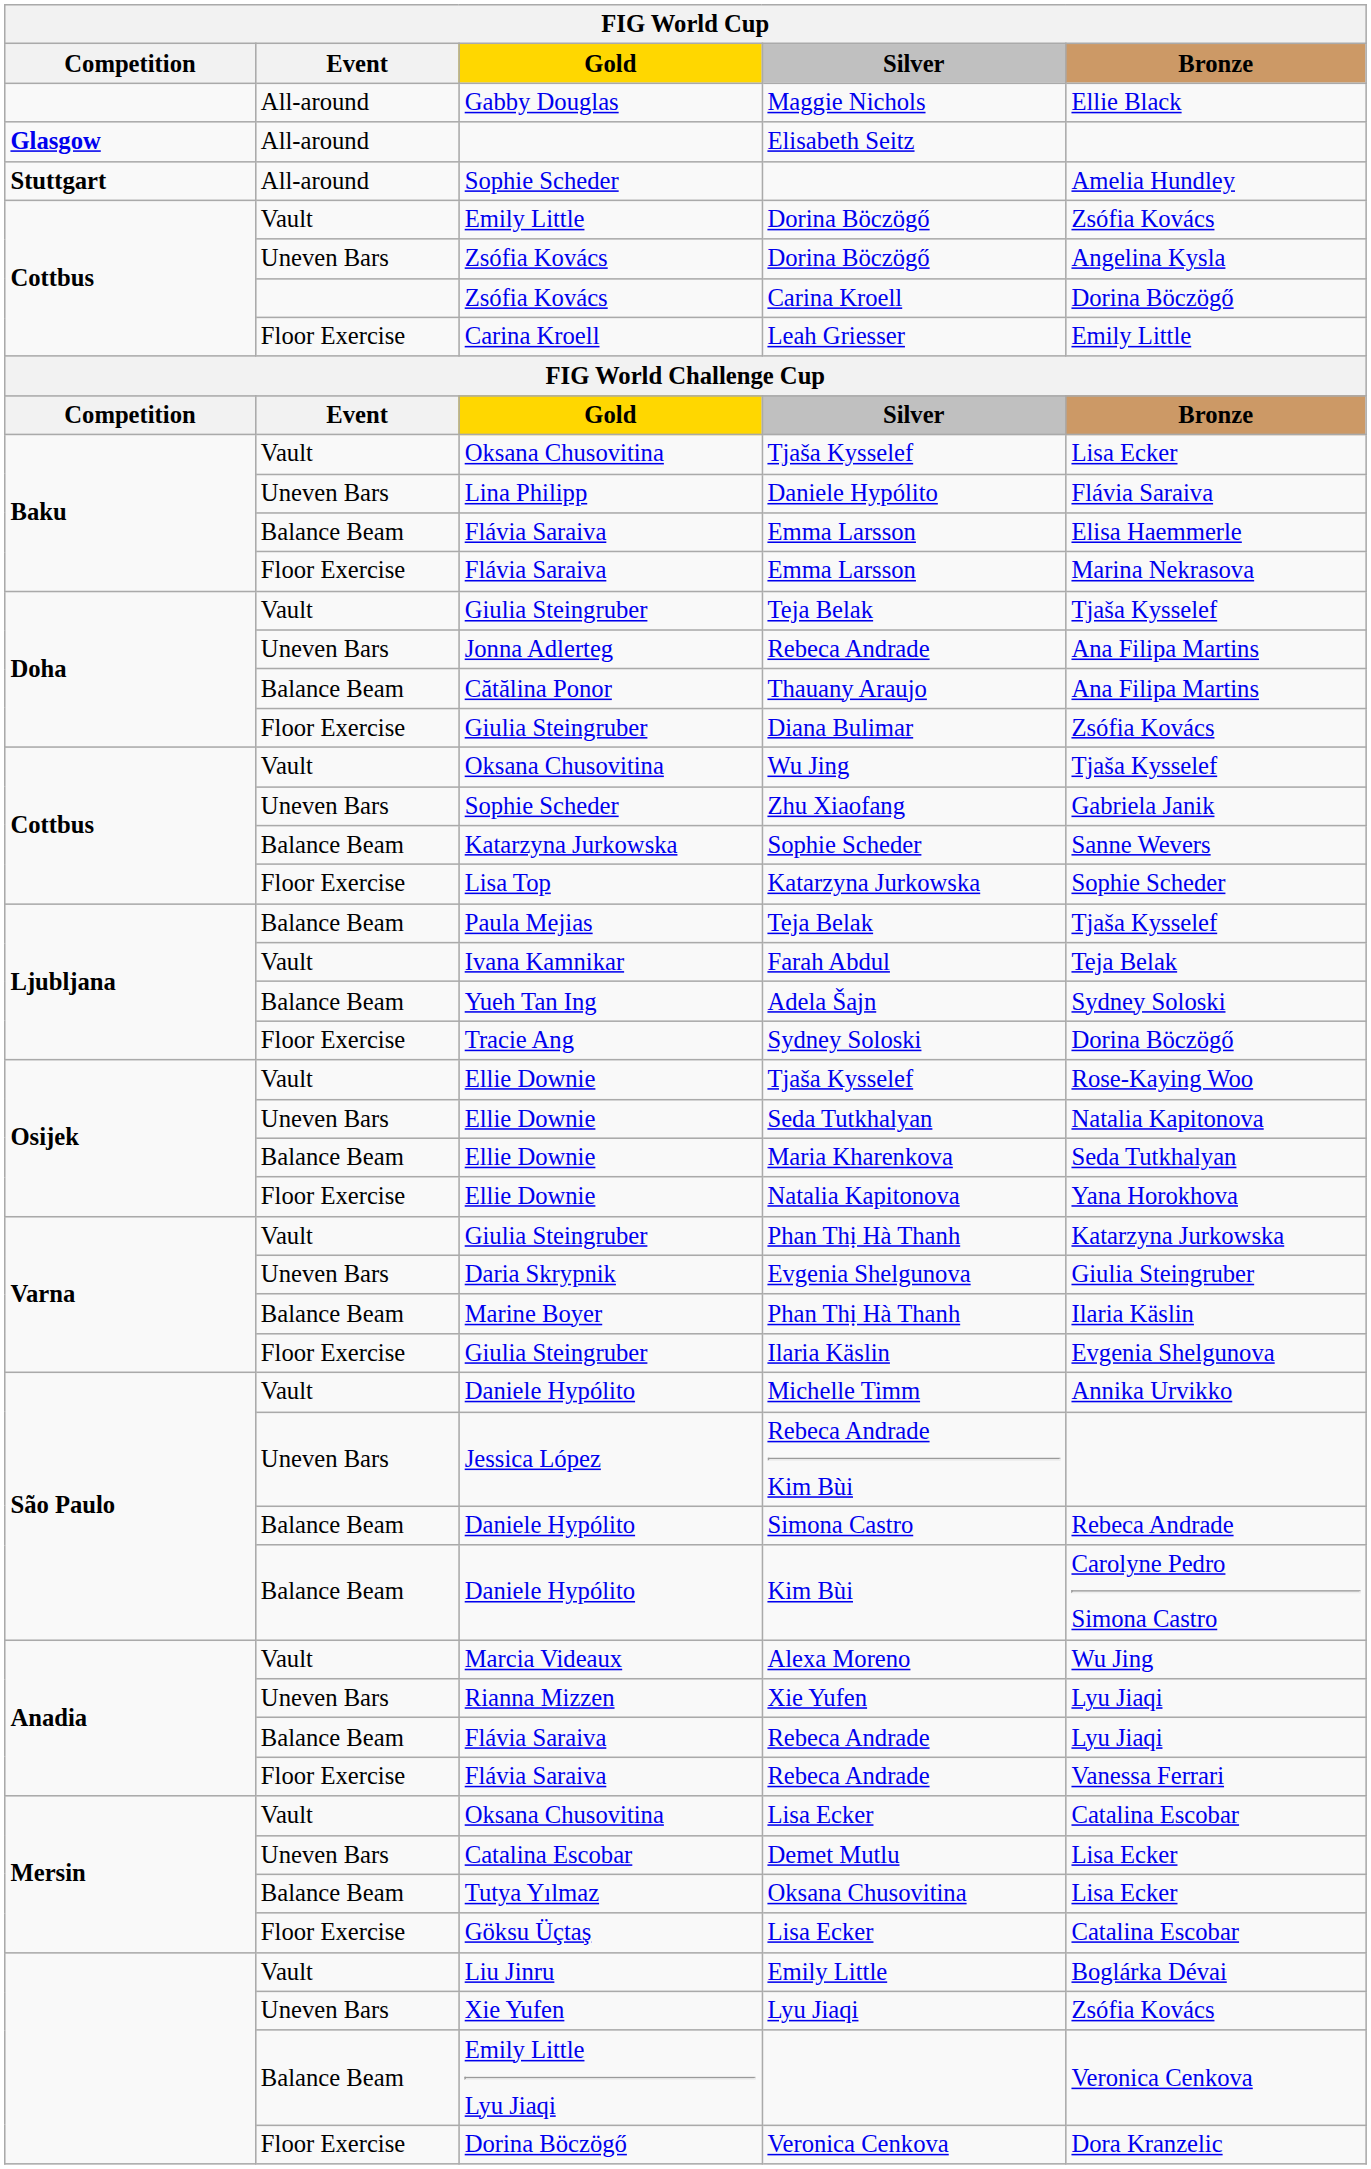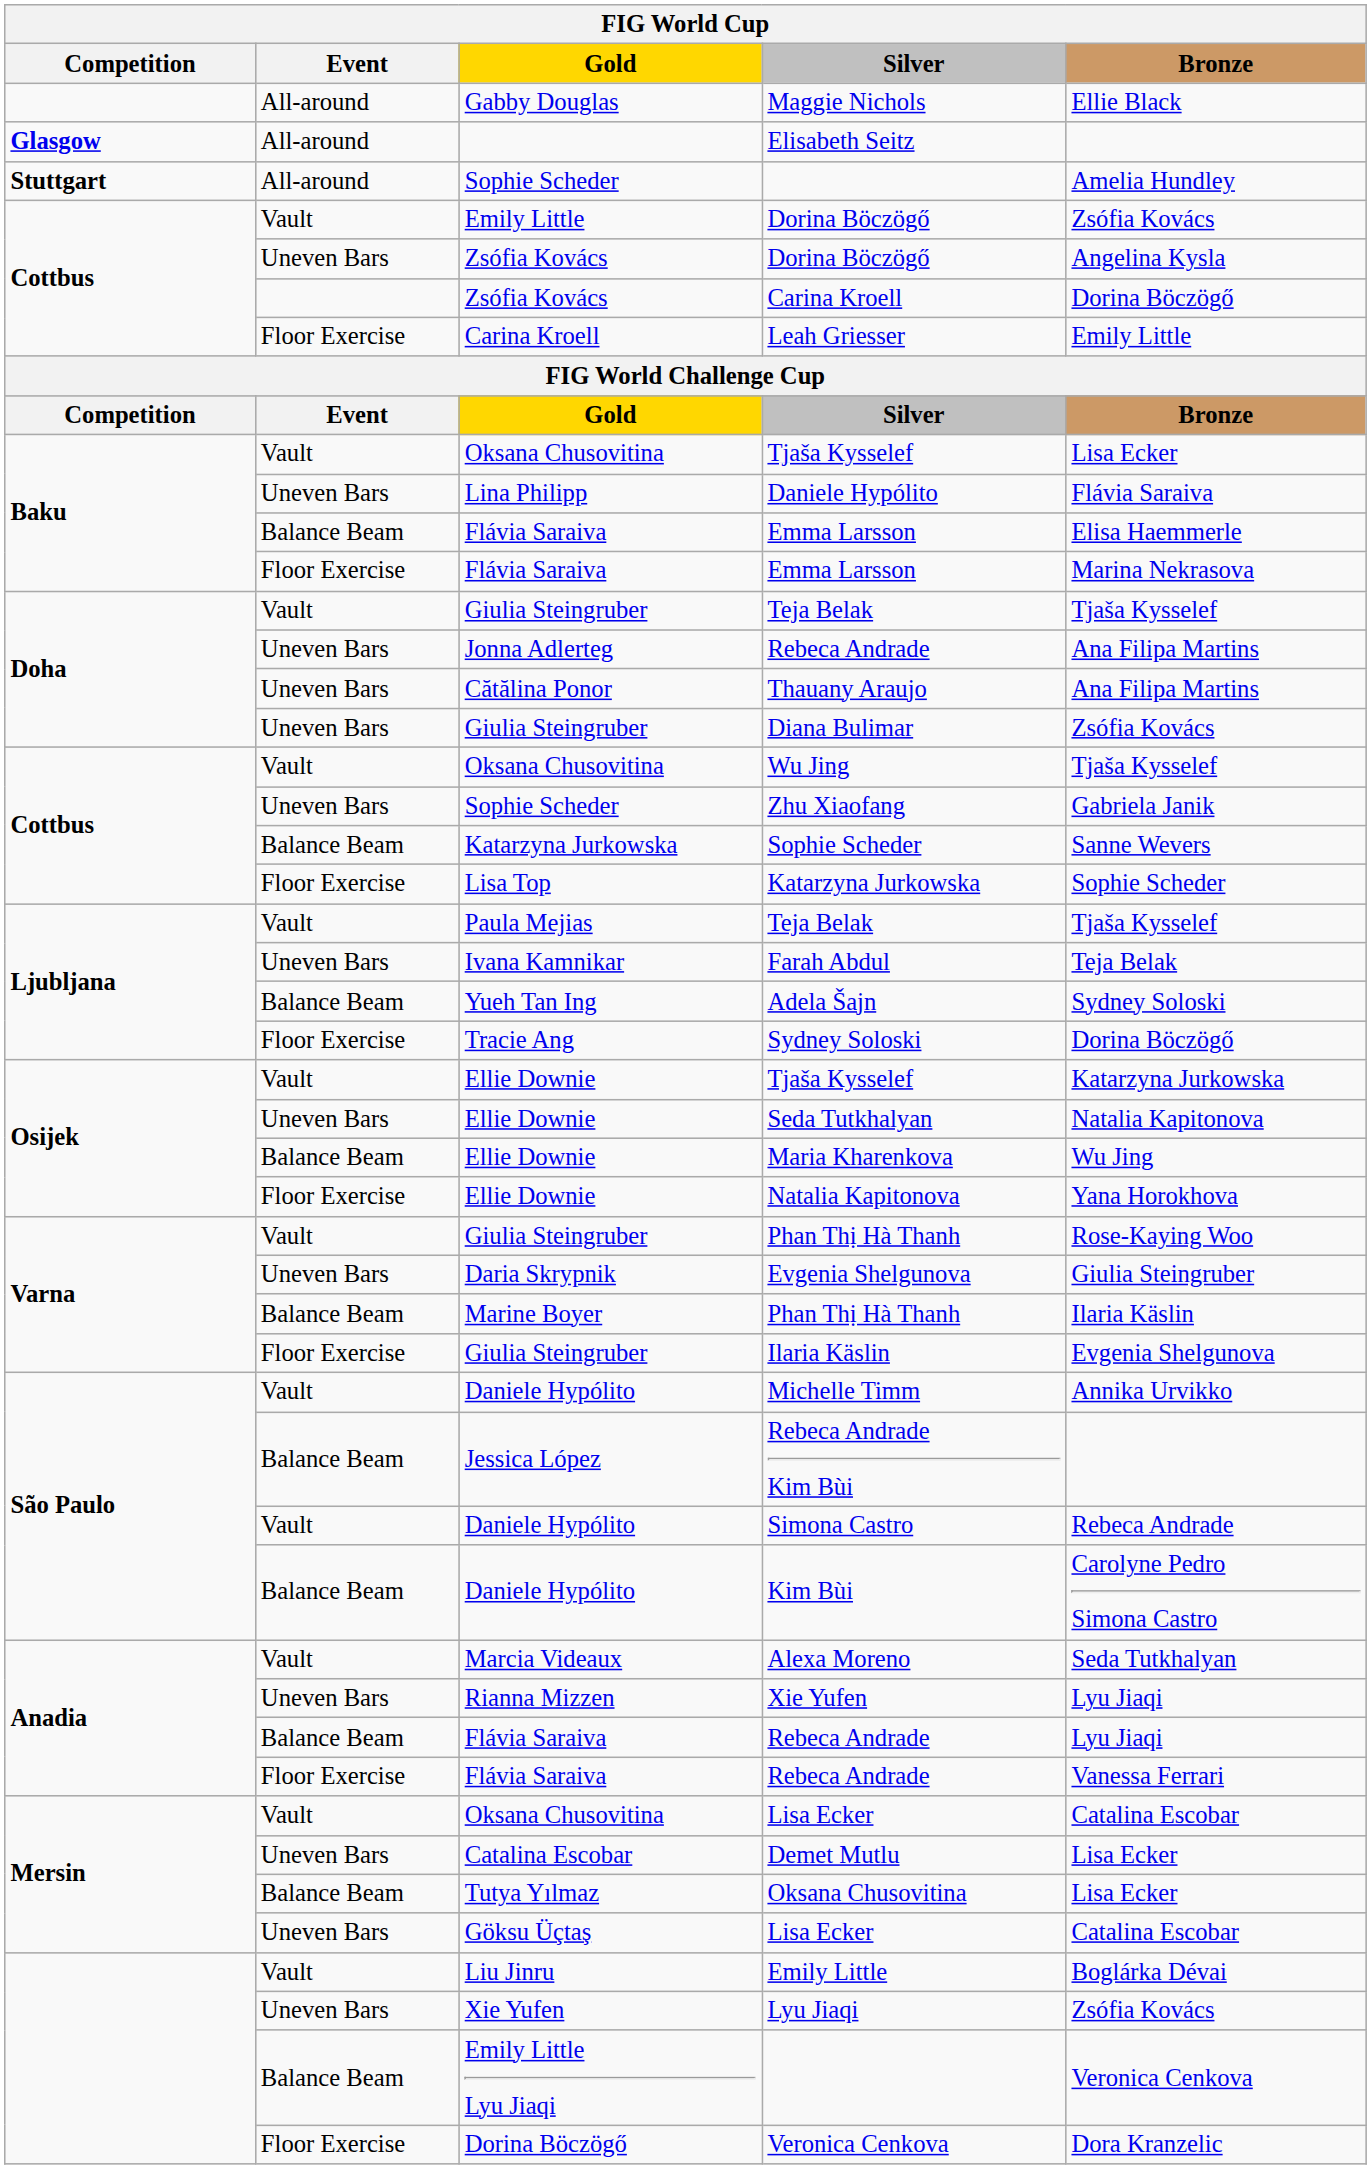(332, 688) Balance Beam -> (325, 688) Uneven Bars
(333, 727) Floor Exercise -> (325, 727) Uneven Bars
(332, 922) Balance Beam -> (287, 922) Vault
(287, 961) Vault -> (325, 961) Uneven Bars
(1162, 1079) Rose-Kaying Woo -> (1178, 1079) Katarzyna Jurkowska
(1154, 1157) Seda Tutkhalyan -> (1112, 1157) Wu Jing
(1178, 1235) Katarzyna Jurkowska -> (1162, 1235) Rose-Kaying Woo
(325, 1458) Uneven Bars -> (332, 1458) Balance Beam
(332, 1525) Balance Beam -> (287, 1525) Vault
(1112, 1658) Wu Jing -> (1154, 1658) Seda Tutkhalyan
(333, 1932) Floor Exercise -> (325, 1932) Uneven Bars
